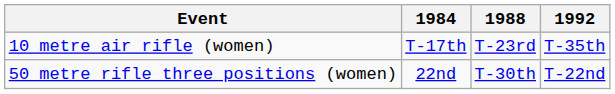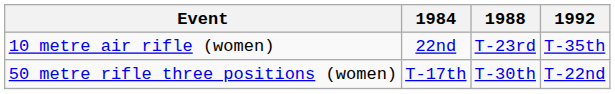(436, 46) T-17th -> (436, 46) 22nd
(436, 74) 22nd -> (436, 74) T-17th
